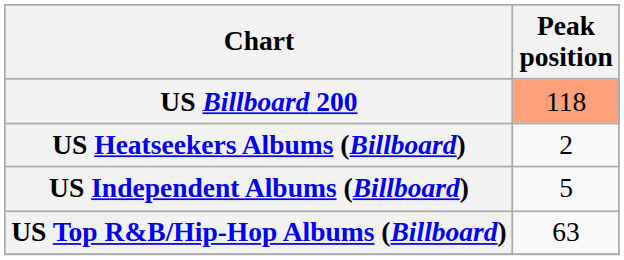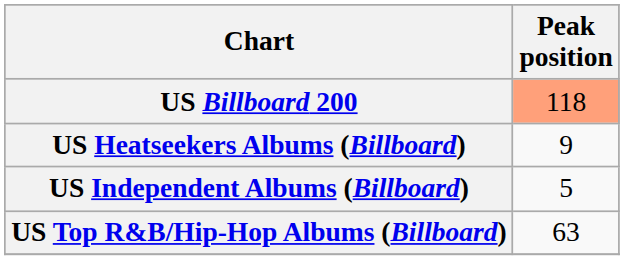(566, 144) 2 -> (566, 144) 9
